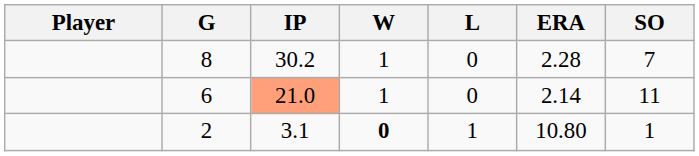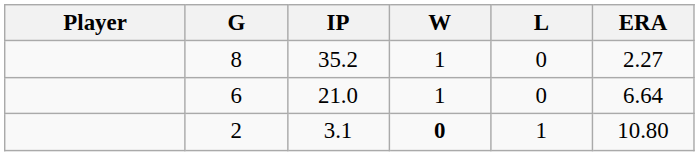- column: (650, 22)
(295, 58) 30.2 -> (338, 58) 35.2
(561, 58) 2.28 -> (643, 58) 2.27
(295, 95) lightsalmon background -> (338, 95) no background
(561, 95) 2.14 -> (643, 95) 6.64
